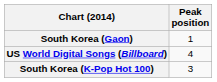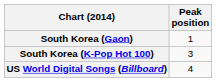rows swapped: (87, 69) <-> (87, 54)
